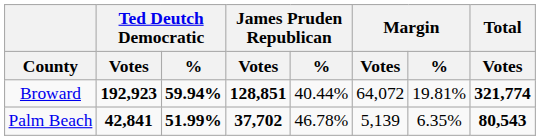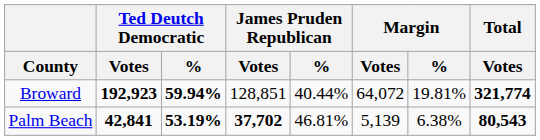(258, 93) bold -> (258, 93) normal
(193, 120) 51.99% -> (193, 120) 53.19%
(321, 120) 46.78% -> (321, 120) 46.81%
(439, 120) 6.35% -> (439, 120) 6.38%
